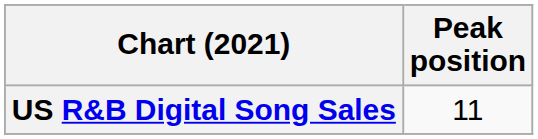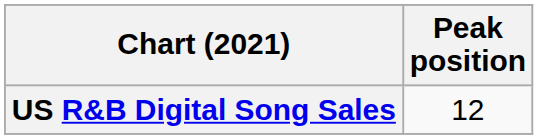(468, 109) 11 -> (468, 109) 12
